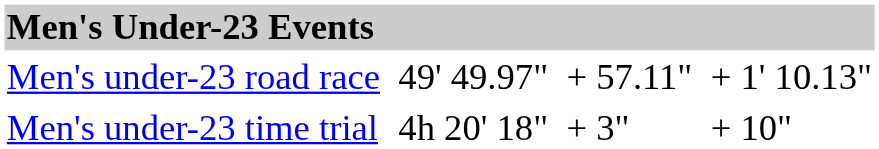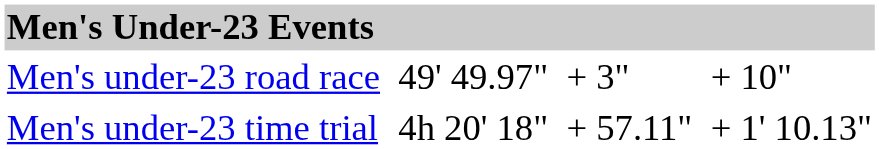(629, 77) + 57.11" -> (598, 77) + 3"
(791, 77) + 1' 10.13" -> (751, 77) + 10"
(598, 127) + 3" -> (629, 127) + 57.11"
(751, 127) + 10" -> (791, 127) + 1' 10.13"
